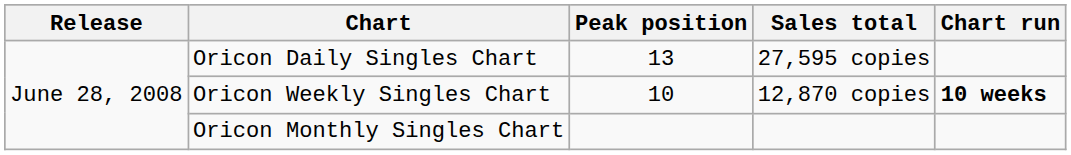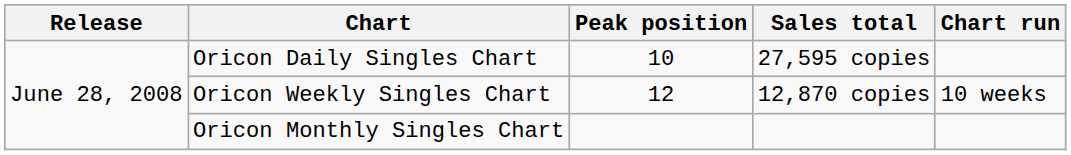(661, 59) 13 -> (661, 59) 10
(661, 95) 10 -> (661, 95) 12
(994, 95) bold -> (994, 95) normal
